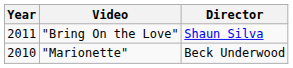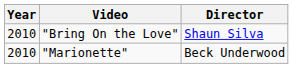(22, 34) 2011 -> (22, 34) 2010
